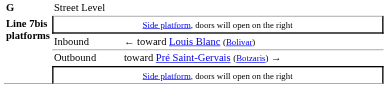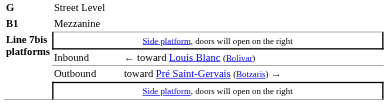+ row: (77, 23)
